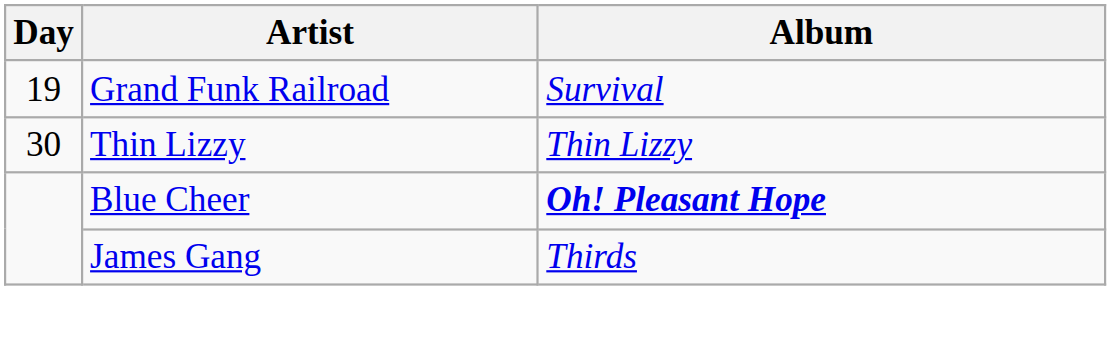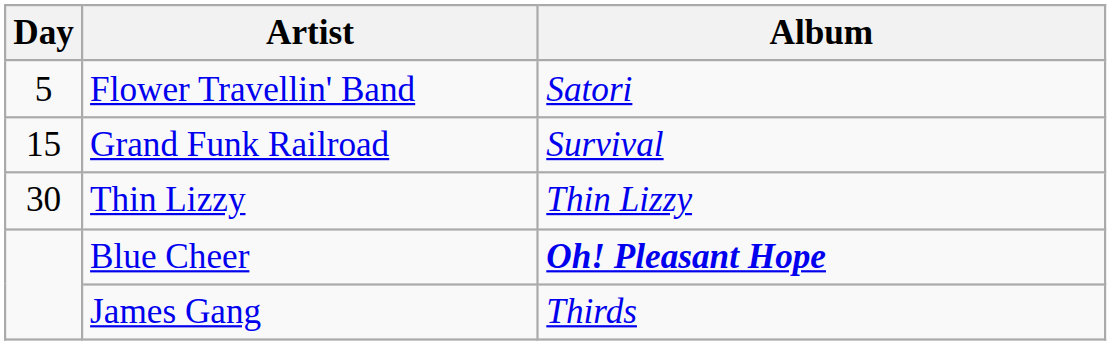+ row: (253, 88)
(44, 88) 19 -> (44, 144) 15
